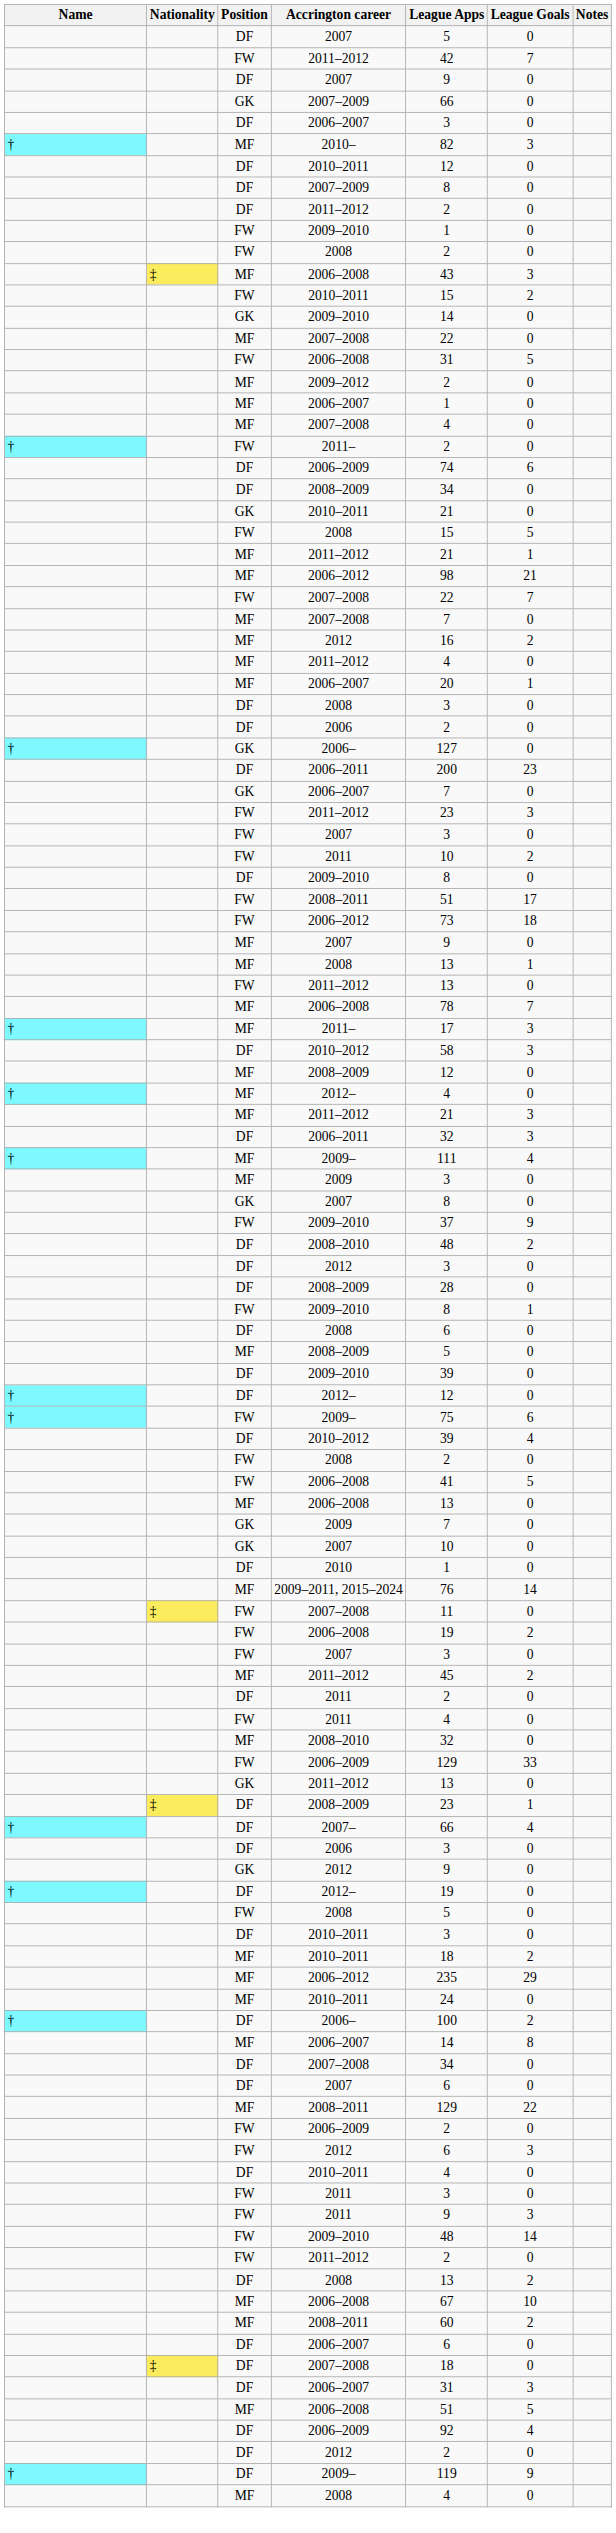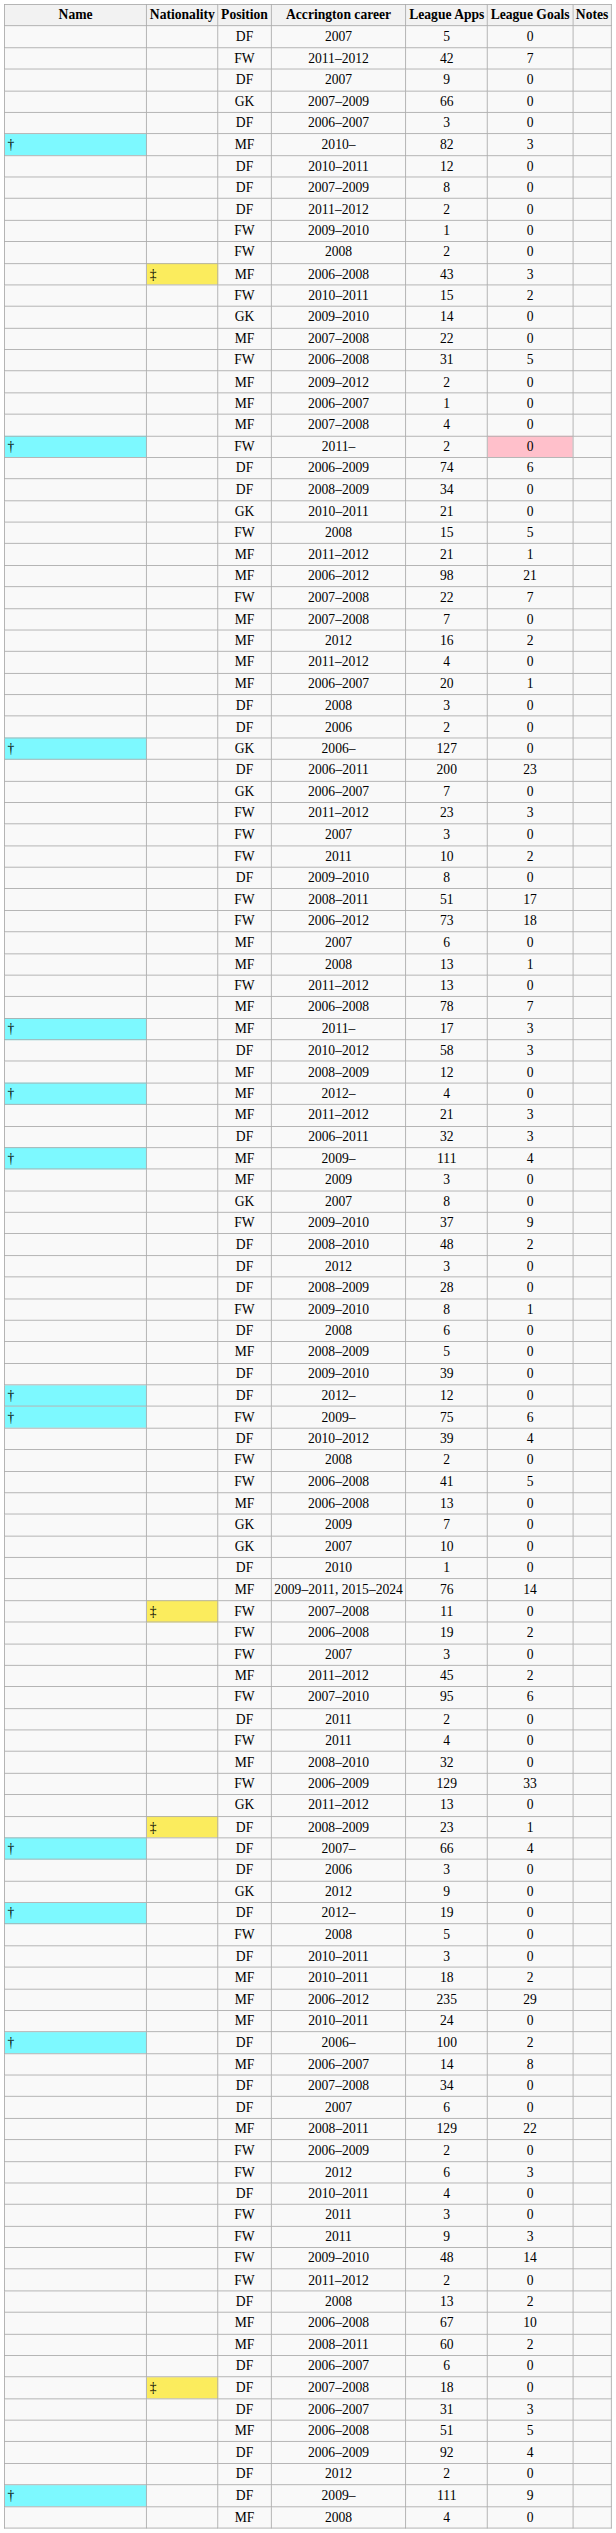(530, 446) no background -> (530, 446) pink background
(447, 942) 9 -> (447, 942) 6
+ row: (245, 1697)
(447, 2474) 119 -> (447, 2495) 111
